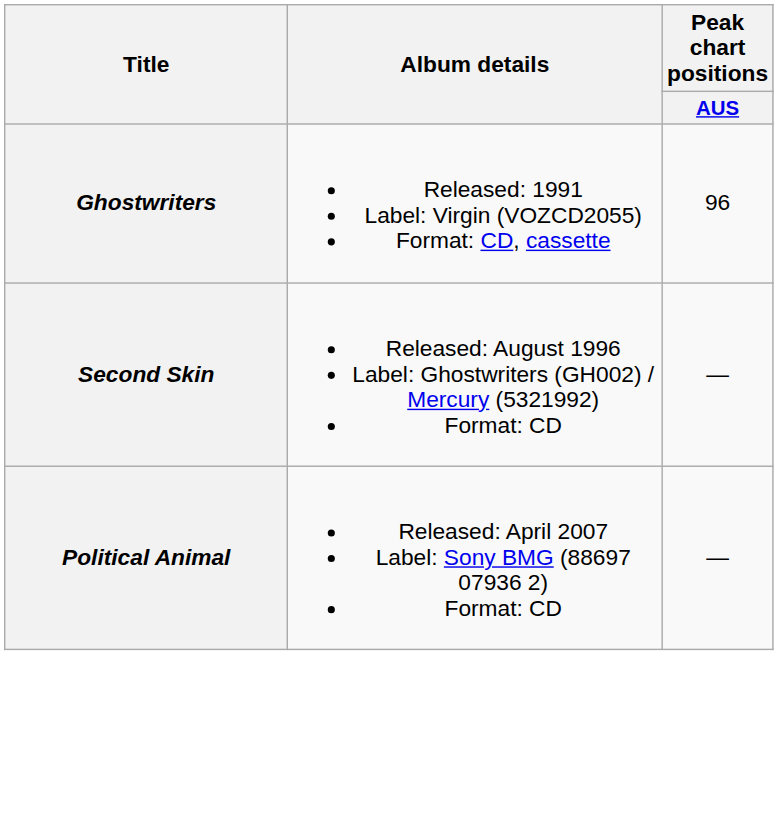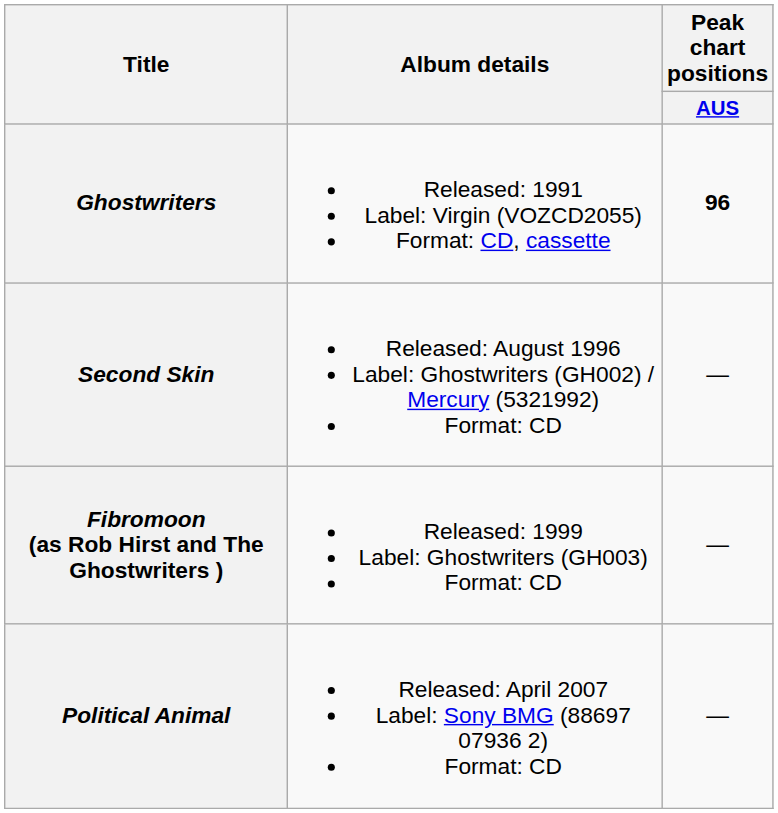(718, 203) normal -> (718, 203) bold
+ row: (146, 544)
